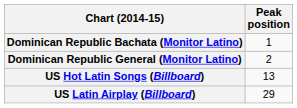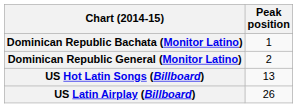(269, 94) 29 -> (269, 94) 26
